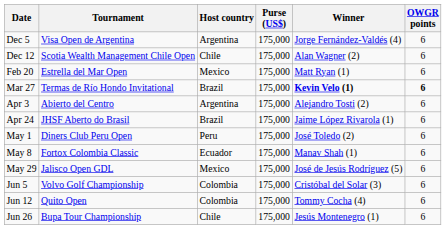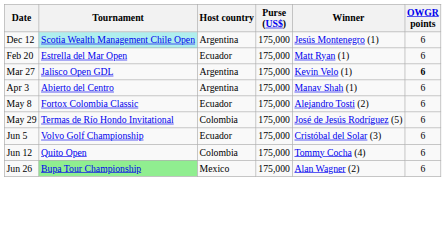- row: (18, 40)
(118, 56) no background -> (118, 40) paleturquoise background
(210, 56) Chile -> (219, 40) Argentina
(327, 56) Alan Wagner (2) -> (337, 40) Jesús Montenegro (1)
(214, 72) Mexico -> (216, 56) Ecuador
(107, 88) Termas de Río Hondo Invitational -> (77, 72) Jalisco Open GDL
(211, 88) Brazil -> (219, 72) Argentina
(324, 88) bold -> (323, 72) normal
(332, 104) Alejandro Tosti (2) -> (326, 88) Manav Shah (1)
- row: (20, 120)
- row: (19, 136)
(326, 152) Manav Shah (1) -> (332, 104) Alejandro Tosti (2)
(77, 168) Jalisco Open GDL -> (107, 120) Termas de Río Hondo Invitational
(214, 168) Mexico -> (219, 120) Colombia
(219, 184) Colombia -> (216, 136) Ecuador
(91, 216) no background -> (91, 168) lightgreen background
(210, 216) Chile -> (214, 168) Mexico
(337, 216) Jesús Montenegro (1) -> (327, 168) Alan Wagner (2)
